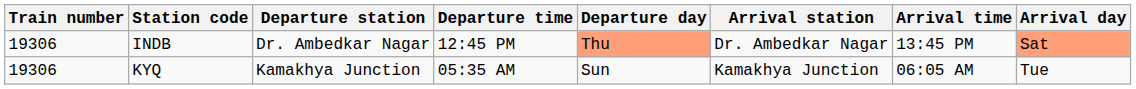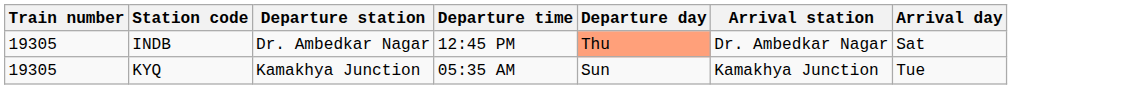- column: (954, 18)
(33, 44) 19306 -> (33, 44) 19305
(1034, 44) lightsalmon background -> (911, 44) no background
(33, 70) 19306 -> (33, 70) 19305
